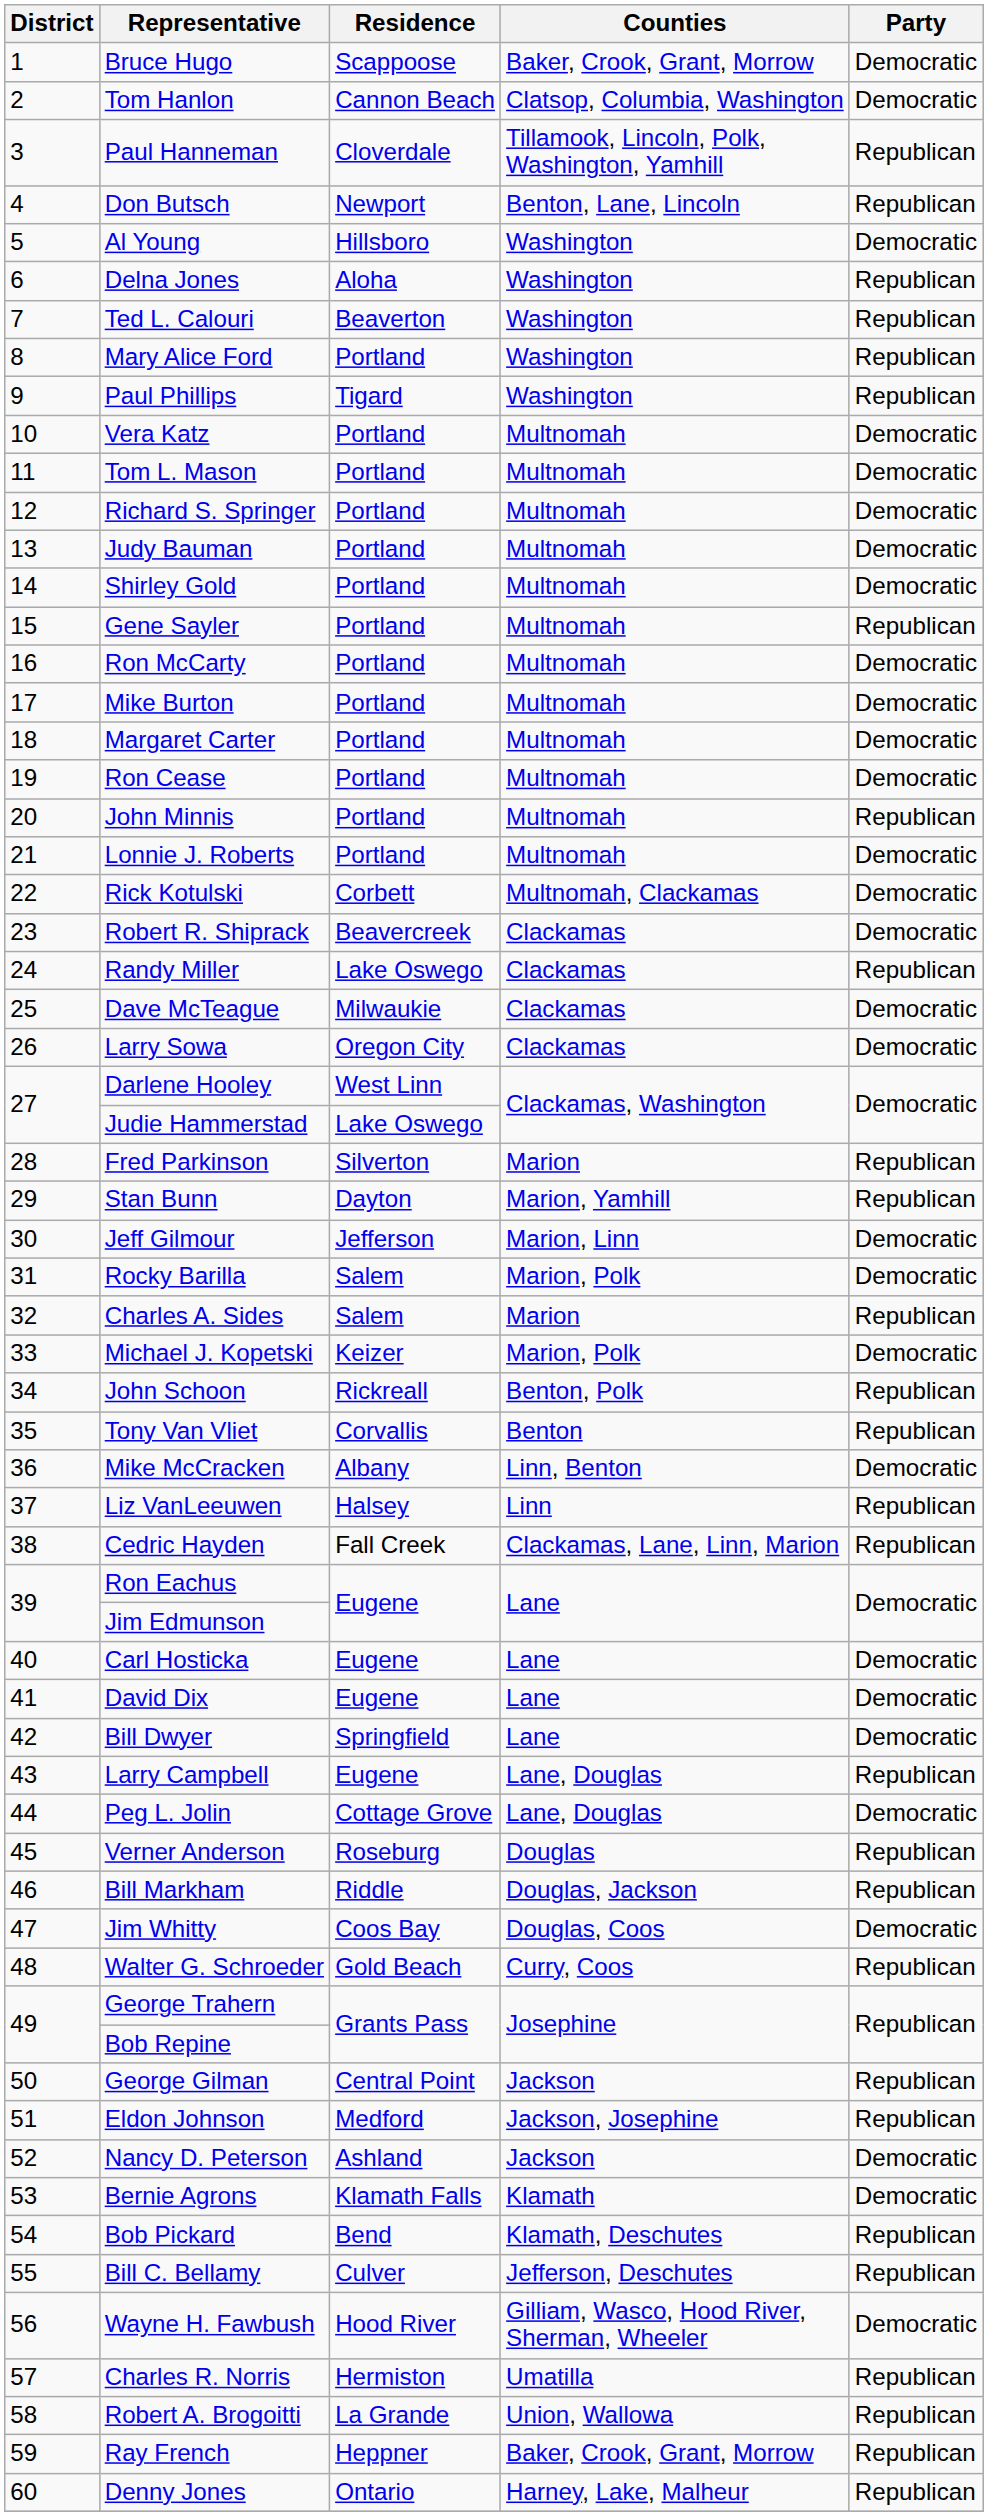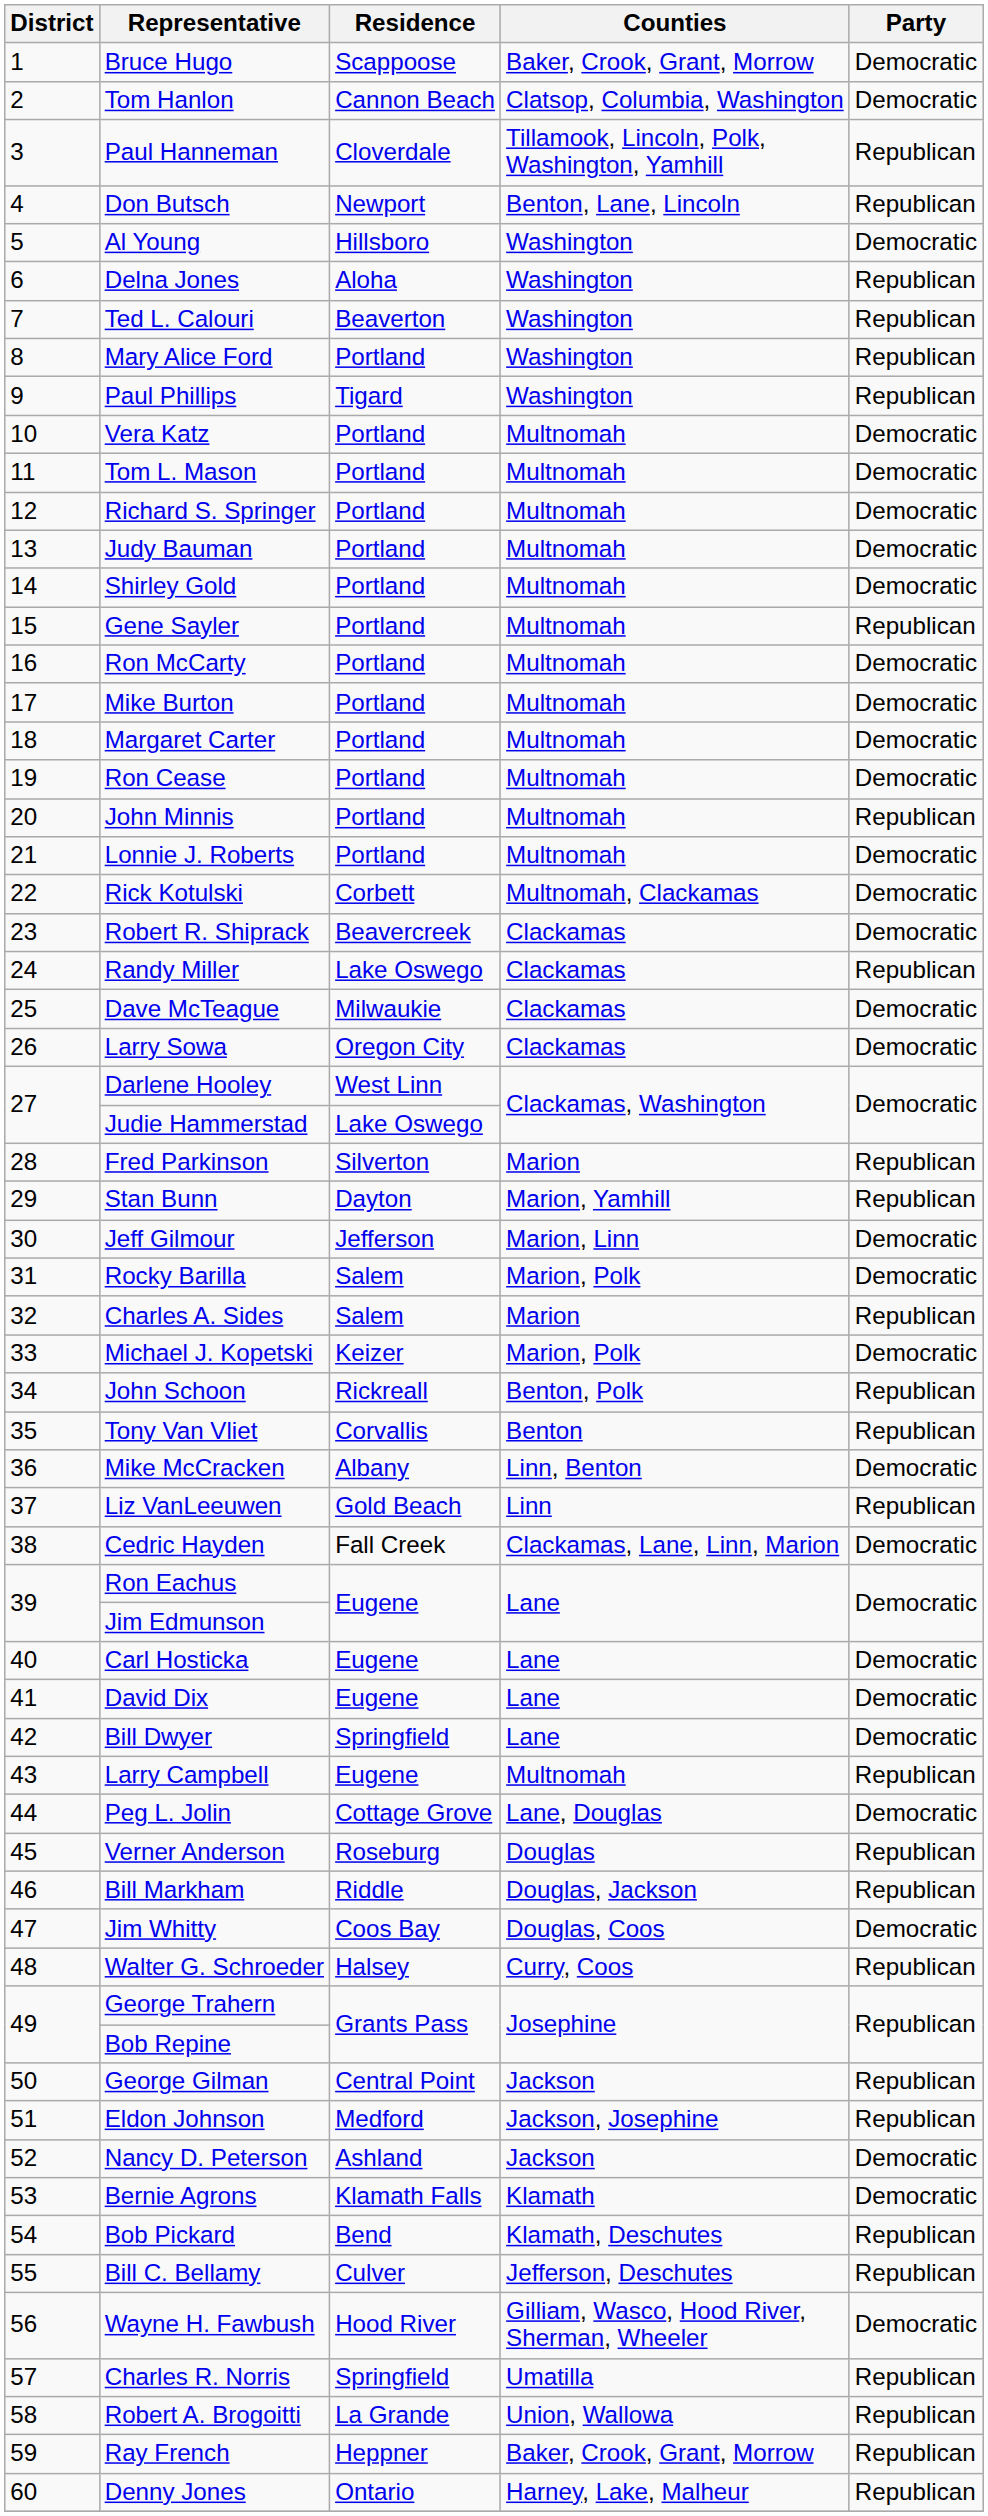(372, 1506) Halsey -> (398, 1506) Gold Beach
(915, 1545) Republican -> (916, 1545) Democratic
(584, 1775) Lane, Douglas -> (566, 1775) Multnomah
(398, 1966) Gold Beach -> (372, 1966) Halsey
(390, 2376) Hermiston -> (392, 2376) Springfield
